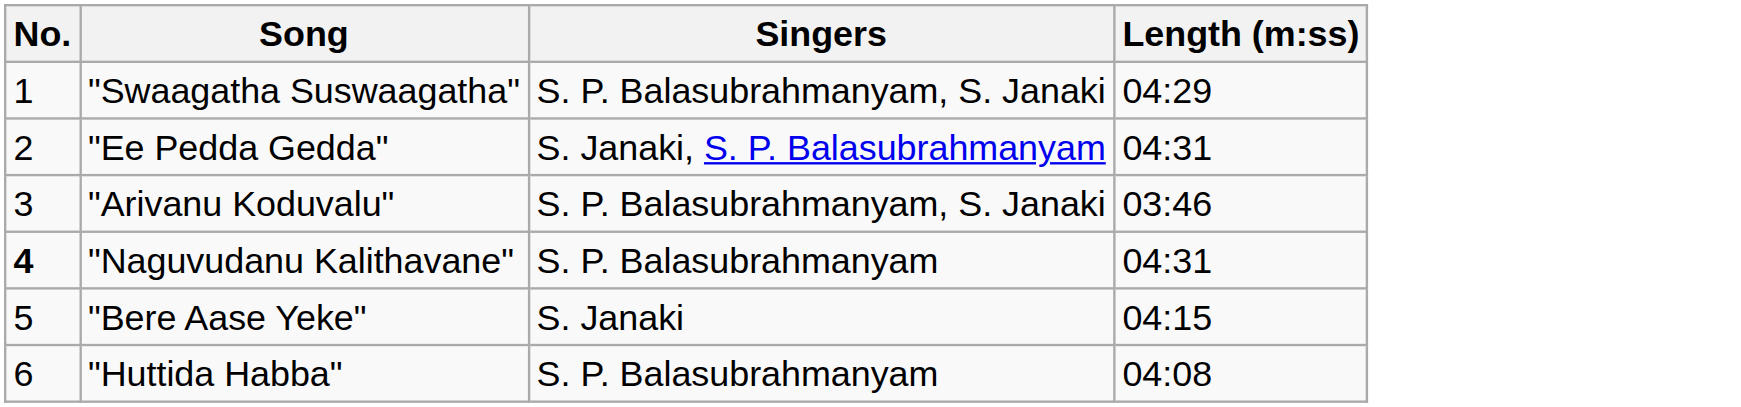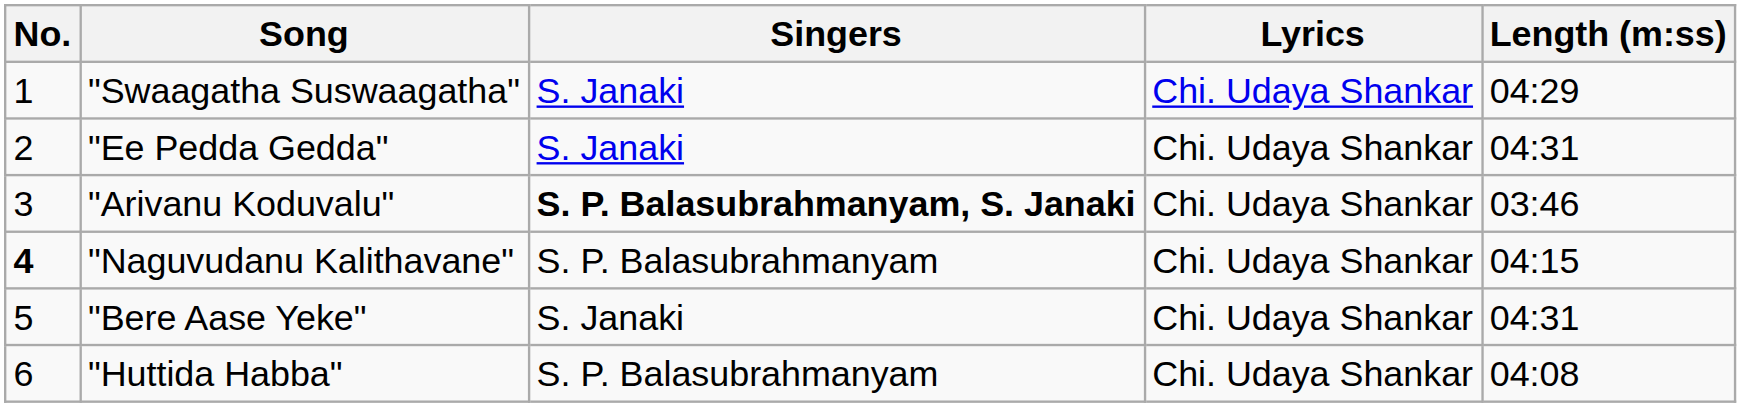+ column: (1313, 34)
(821, 91) S. P. Balasubrahmanyam, S. Janaki -> (610, 91) S. Janaki
(821, 147) S. Janaki, S. P. Balasubrahmanyam -> (610, 147) S. Janaki
(821, 204) normal -> (836, 204) bold
(1167, 261) 04:31 -> (1535, 261) 04:15
(1167, 318) 04:15 -> (1535, 318) 04:31
